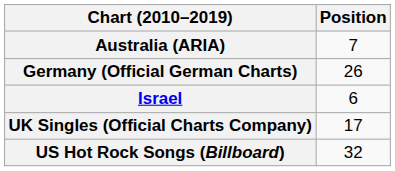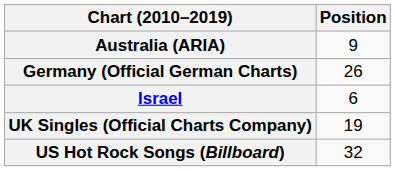(353, 44) 7 -> (353, 44) 9
(353, 125) 17 -> (353, 125) 19
